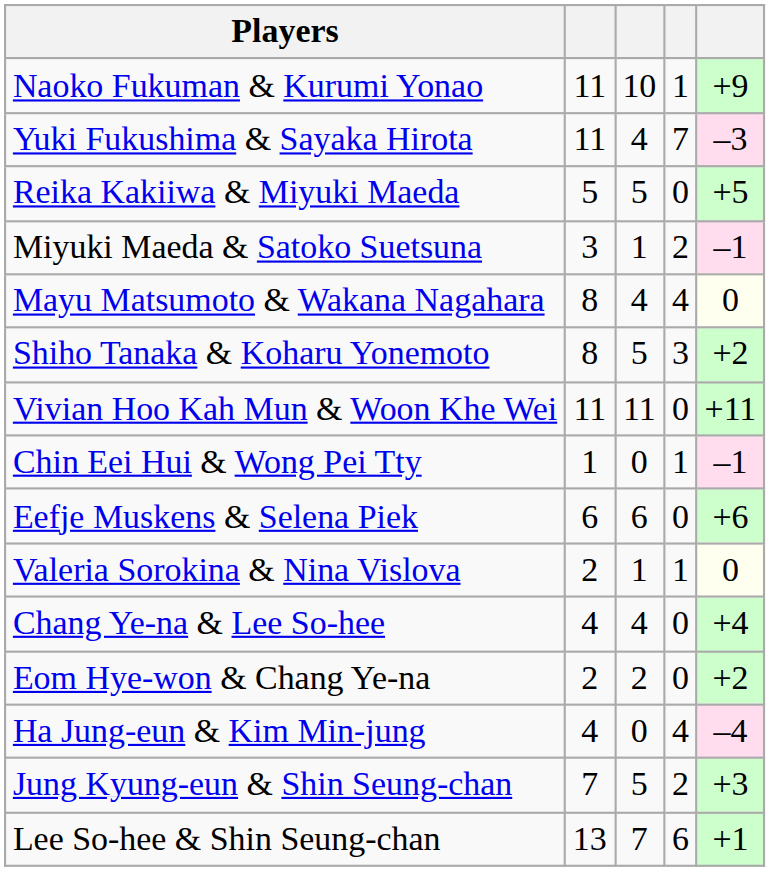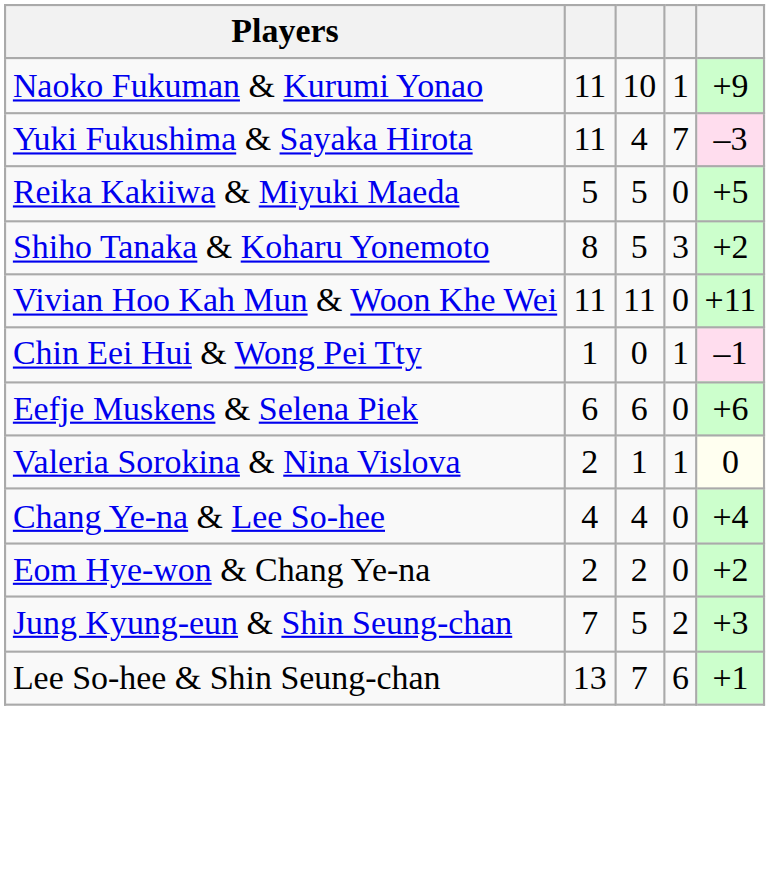- row: (247, 246)
- row: (279, 300)
- row: (219, 730)
